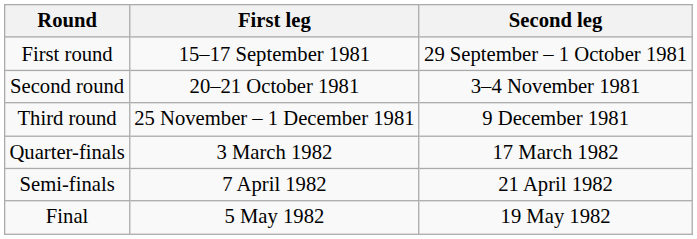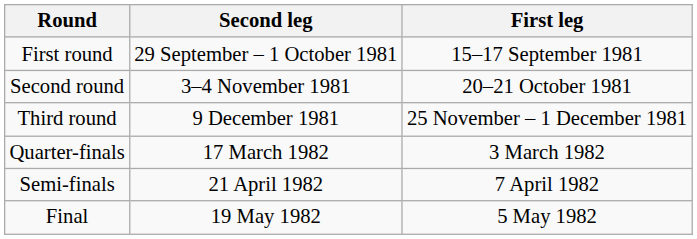columns swapped: (274, 20) <-> (556, 20)
